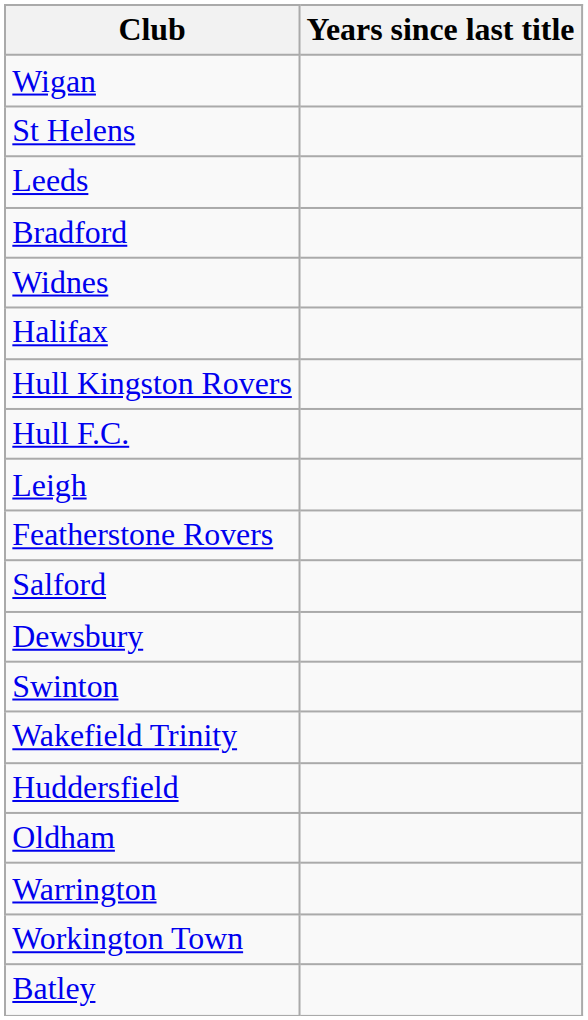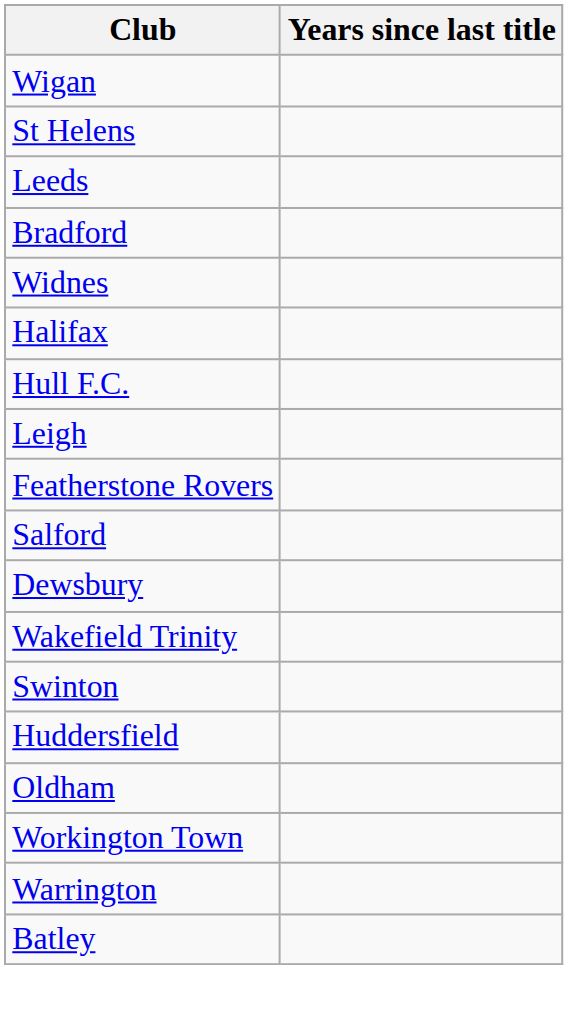- row: (152, 383)
rows swapped: (125, 736) <-> (65, 686)
rows swapped: (84, 888) <-> (128, 938)
